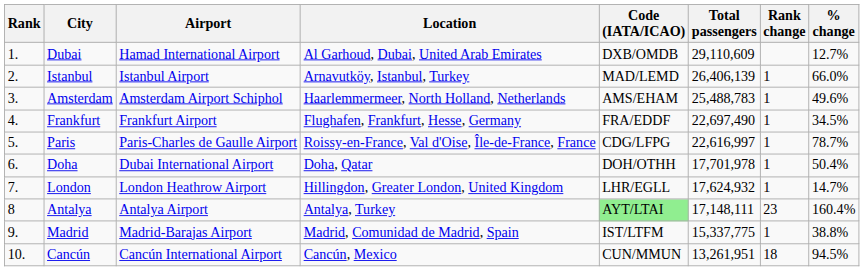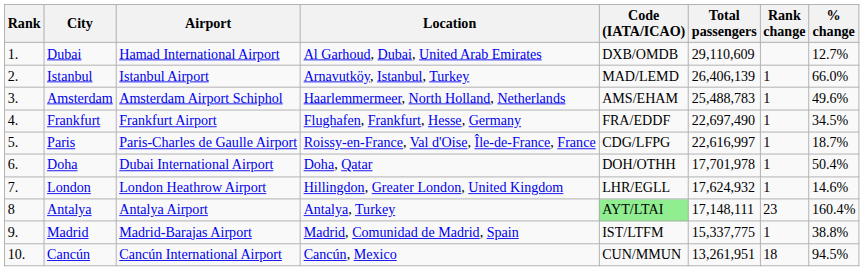(830, 143) 78.7% -> (830, 143) 18.7%
(830, 187) 14.7% -> (830, 187) 14.6%
